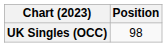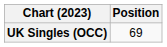(136, 32) 98 -> (136, 32) 69
